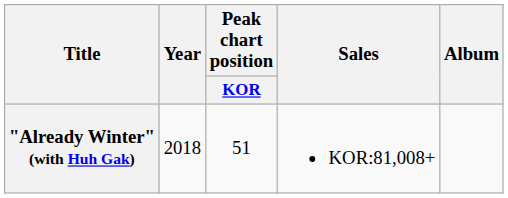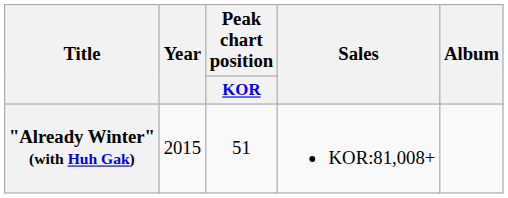(182, 148) 2018 -> (182, 148) 2015
